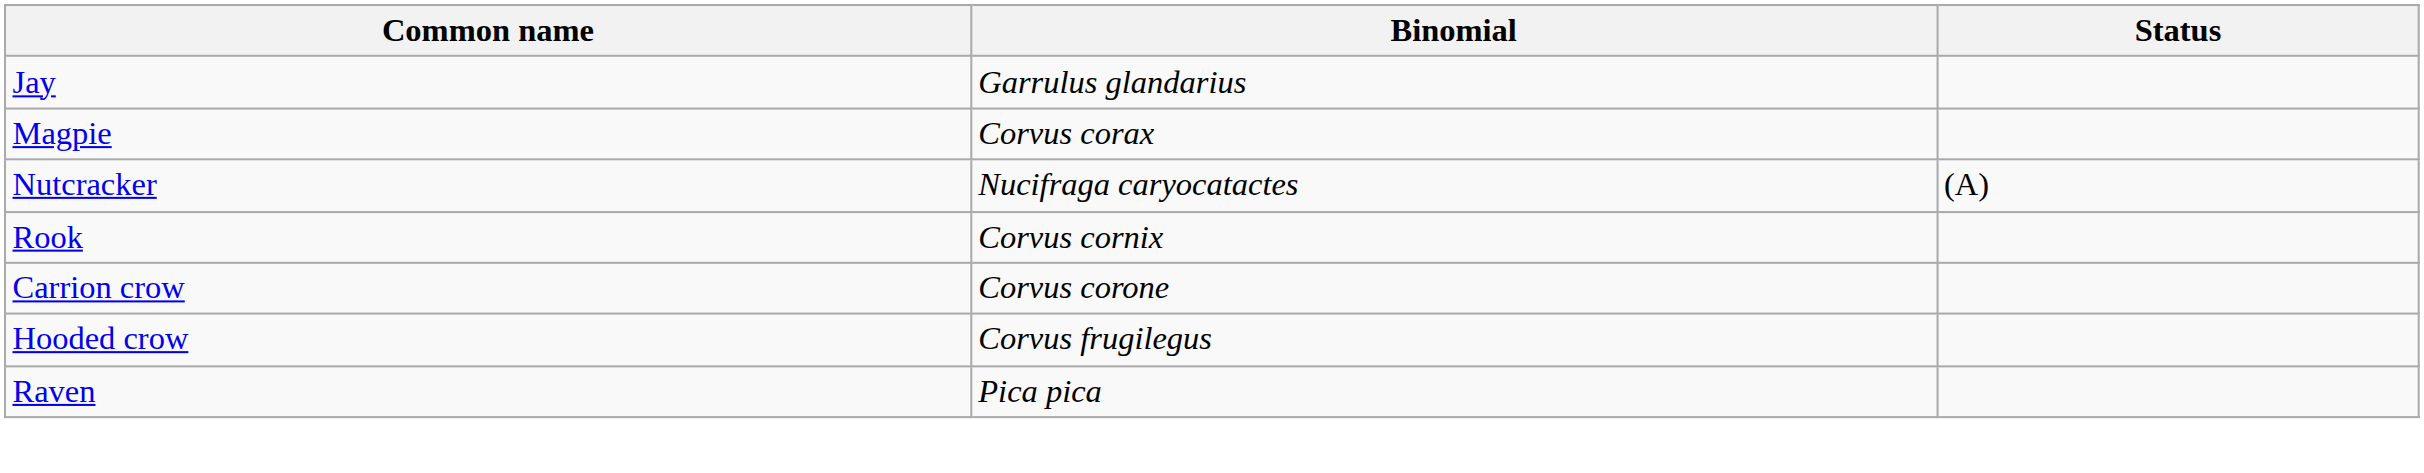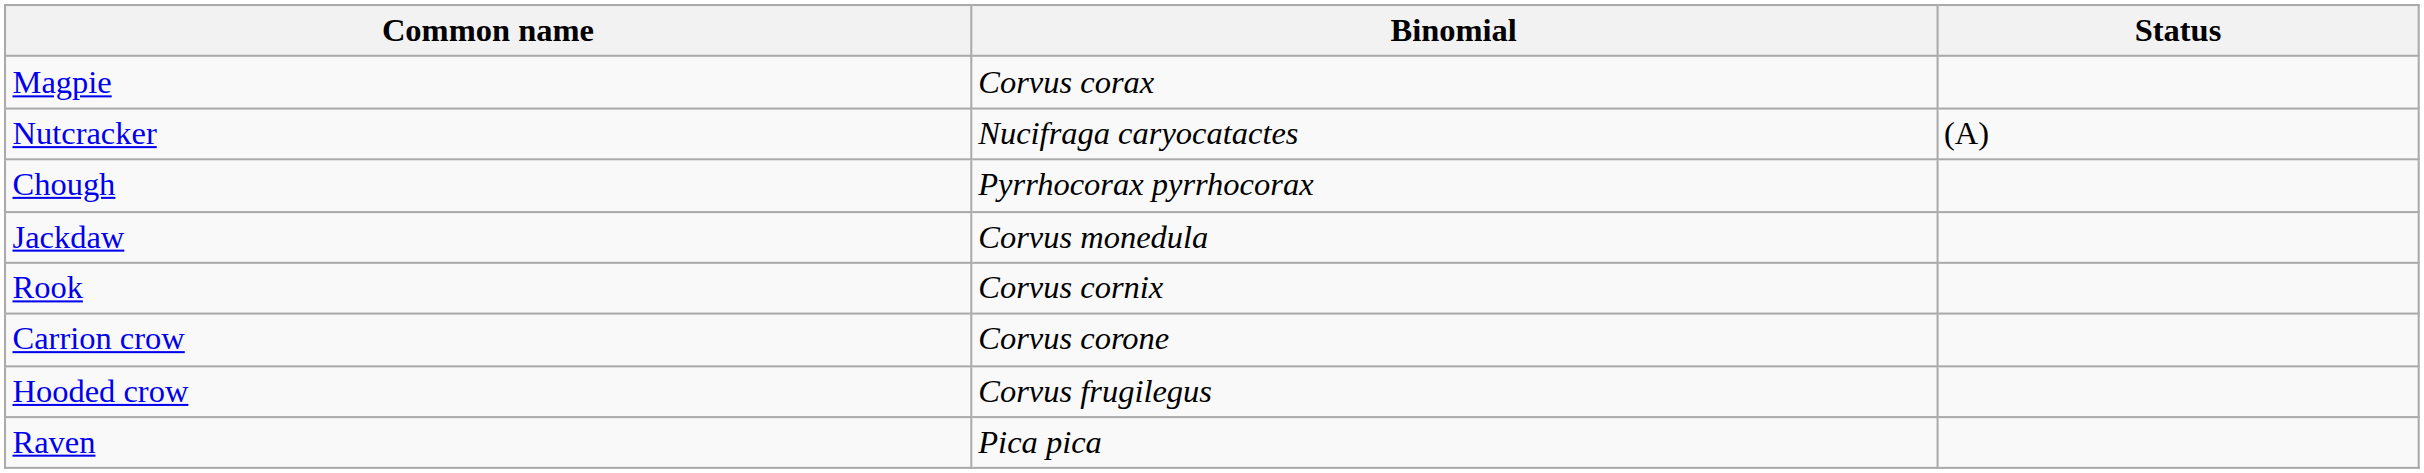- row: (34, 81)
+ row: (64, 184)
+ row: (68, 236)
